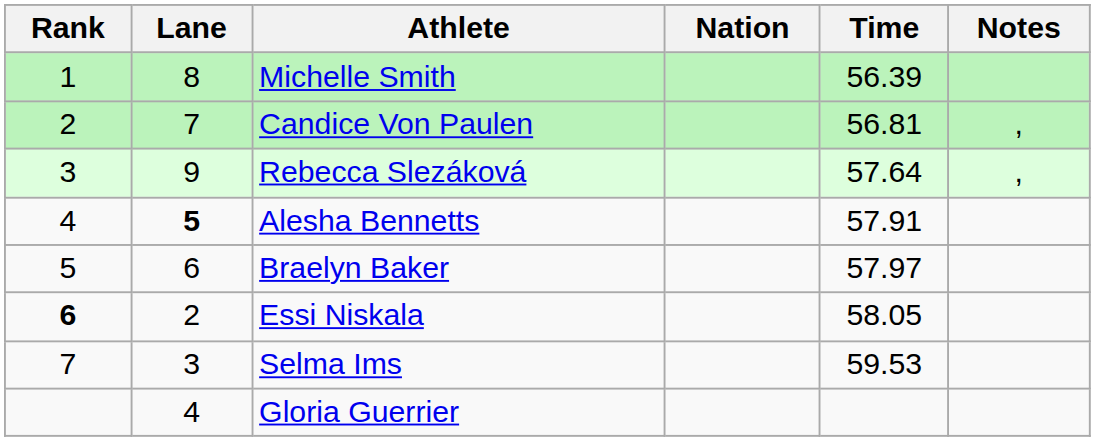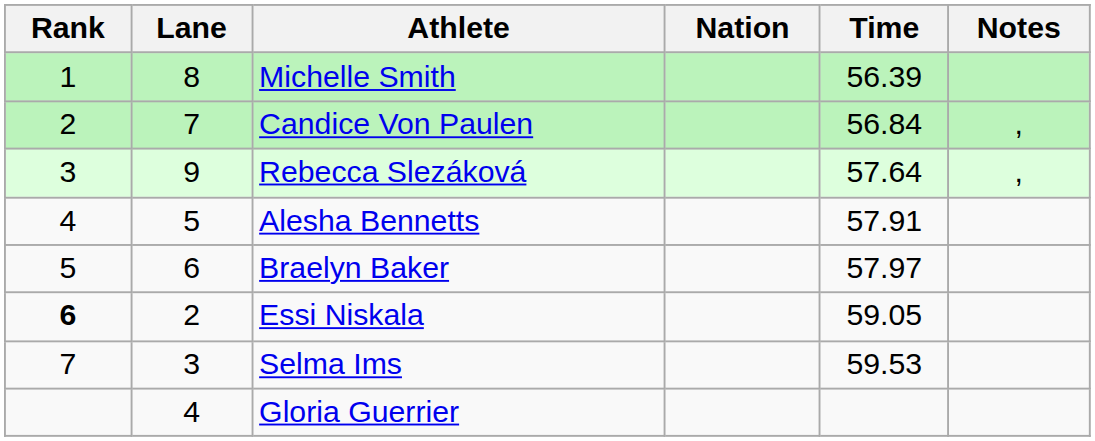(884, 124) 56.81 -> (884, 124) 56.84
(192, 220) bold -> (192, 220) normal
(884, 316) 58.05 -> (884, 316) 59.05
